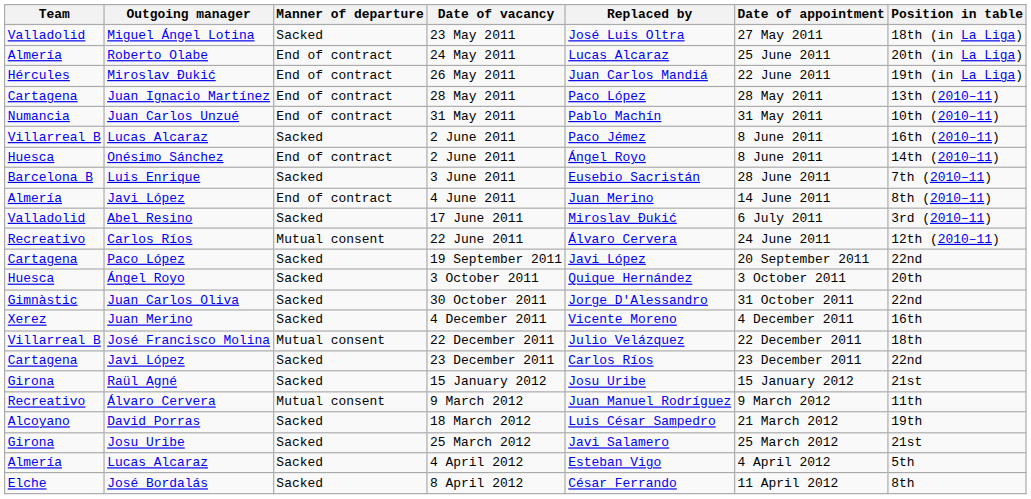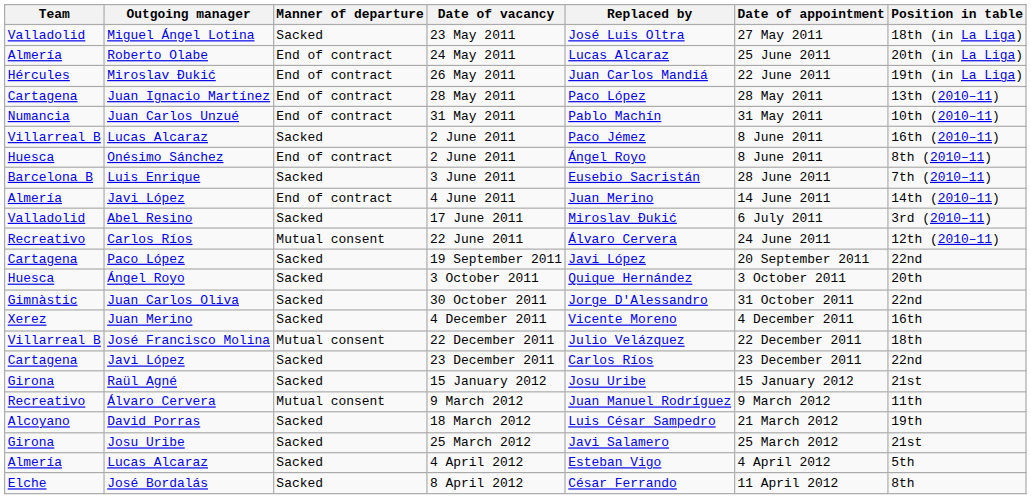(945, 157) 14th (2010–11) -> (942, 157) 8th (2010–11)
(942, 198) 8th (2010–11) -> (945, 198) 14th (2010–11)
